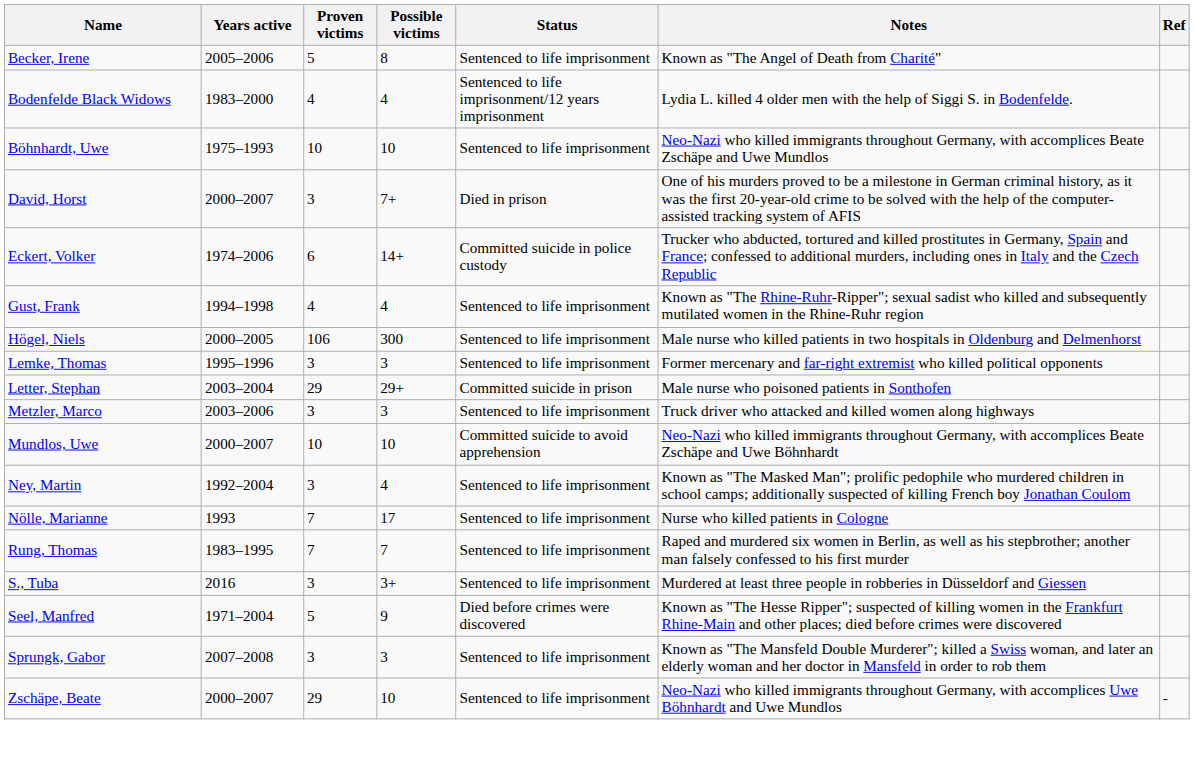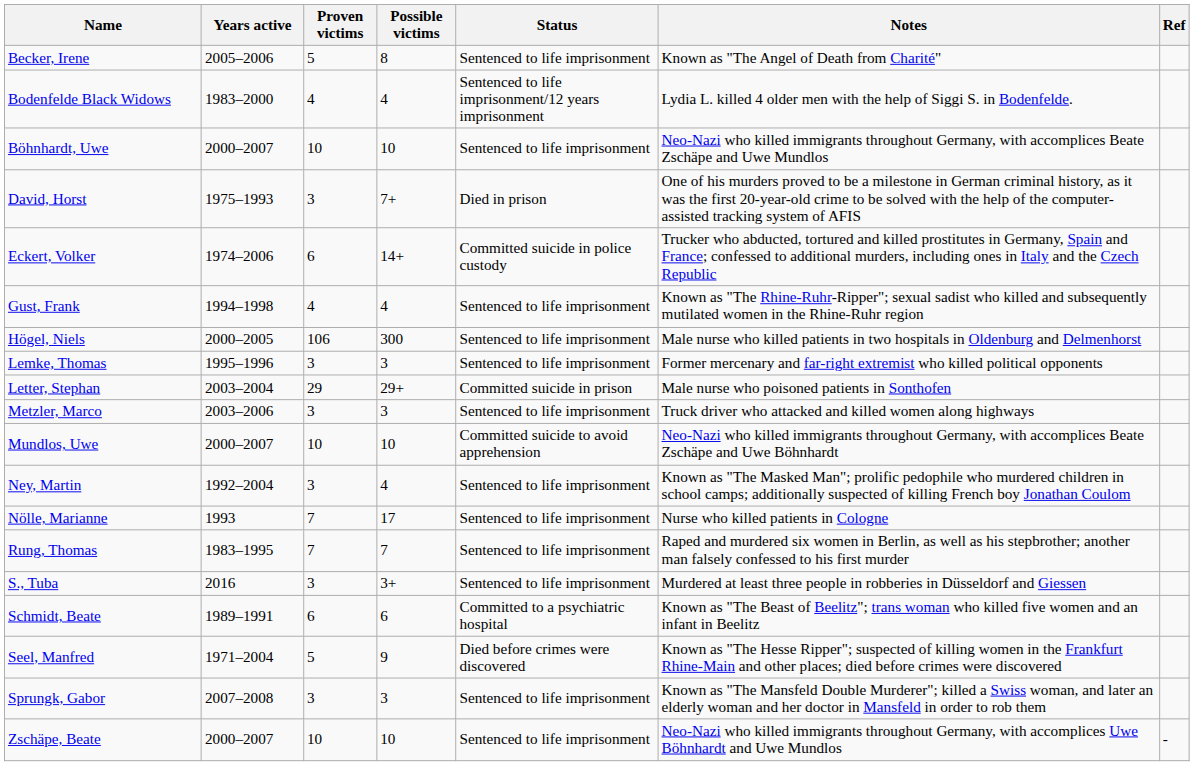(239, 148) 1975–1993 -> (239, 148) 2000–2007
(239, 198) 2000–2007 -> (239, 198) 1975–1993
+ row: (54, 616)
(315, 698) 29 -> (315, 739) 10
